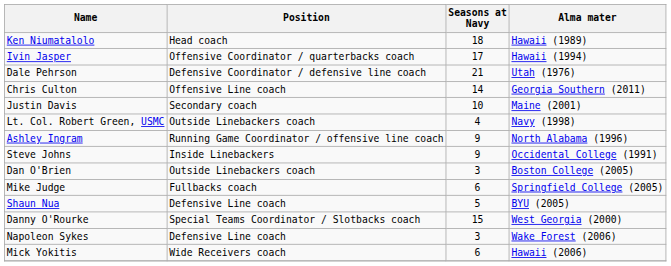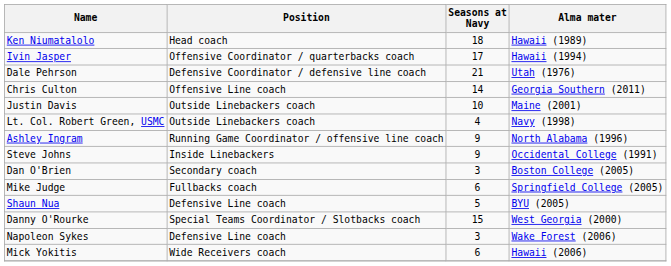(213, 105) Secondary coach -> (242, 105) Outside Linebackers coach
(242, 171) Outside Linebackers coach -> (213, 171) Secondary coach
